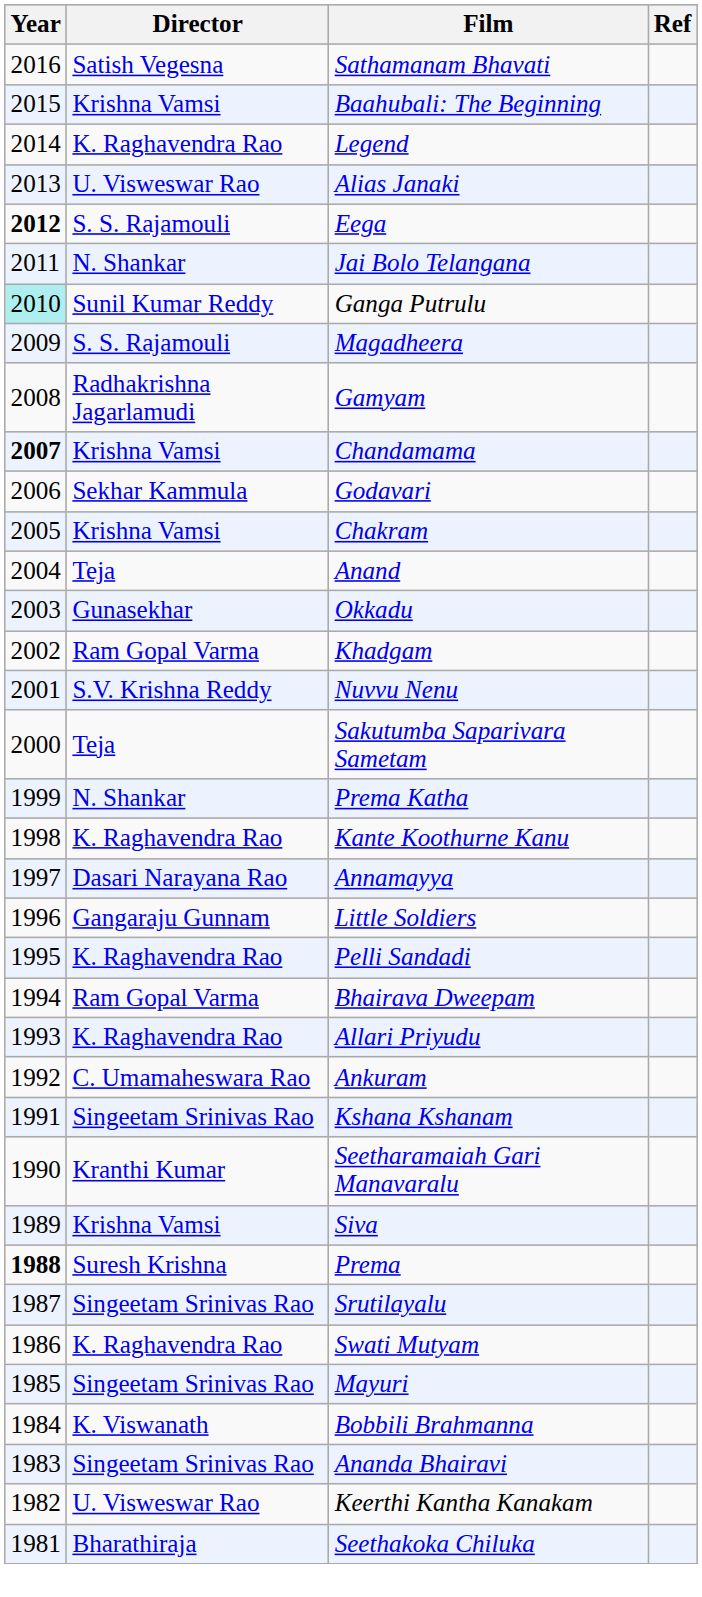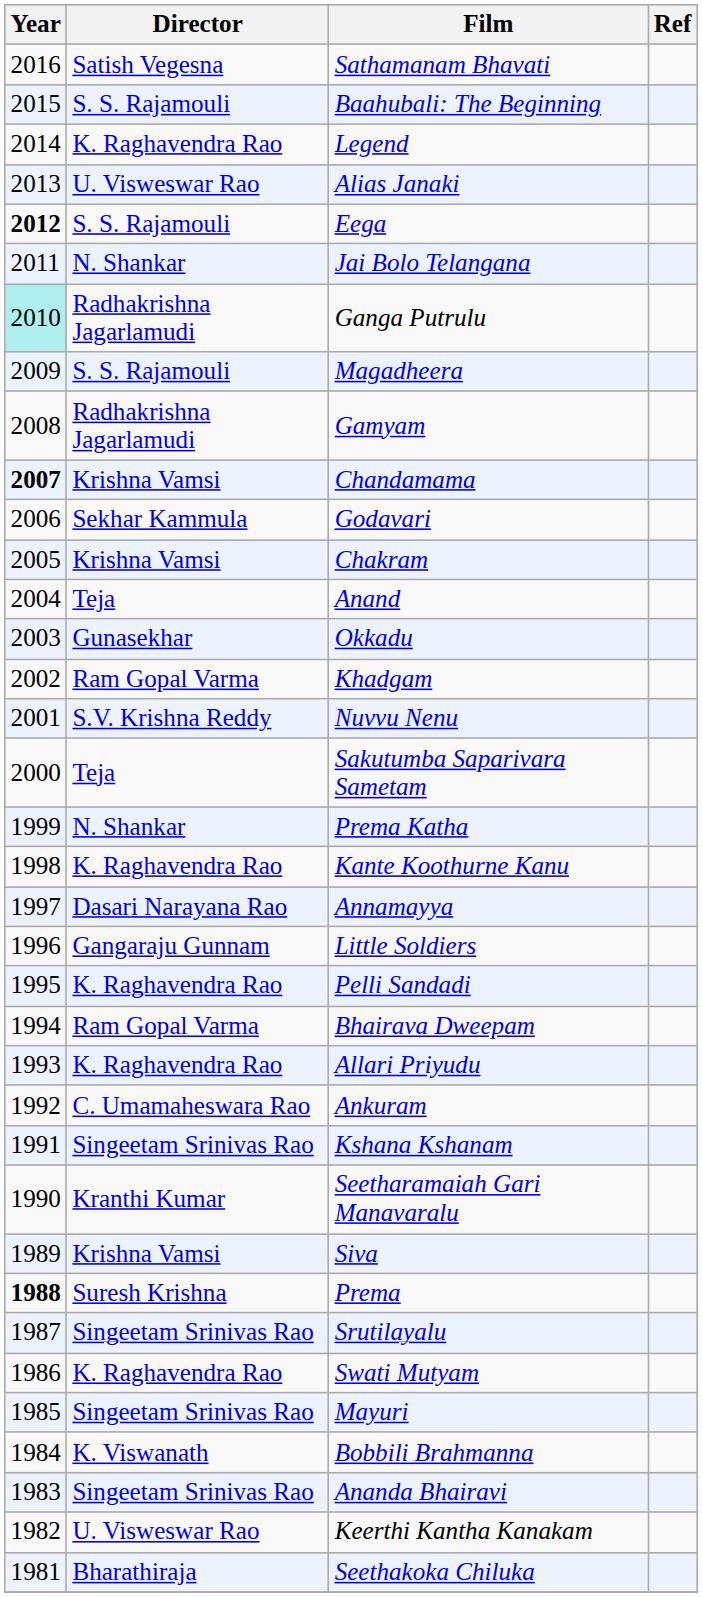(146, 104) Krishna Vamsi -> (151, 104) S. S. Rajamouli
(173, 303) Sunil Kumar Reddy -> (141, 317) Radhakrishna Jagarlamudi
